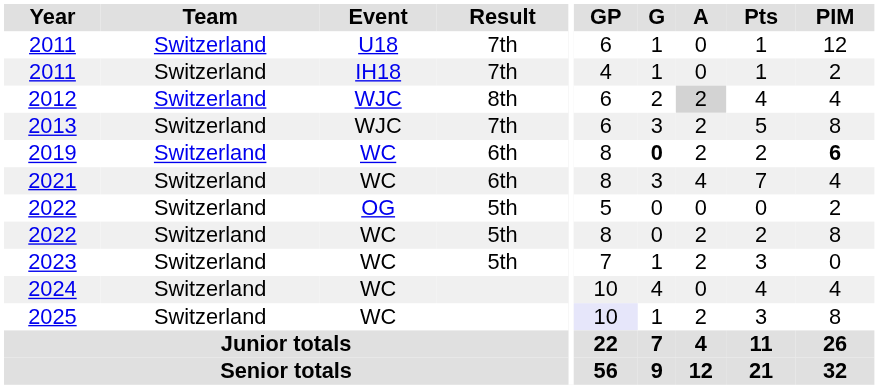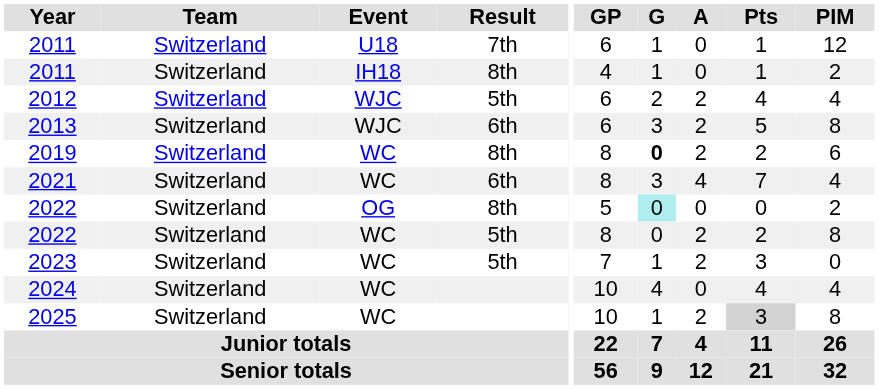(503, 71) 7th -> (503, 71) 8th
(503, 99) 8th -> (503, 99) 5th
(701, 99) lightgrey background -> (701, 99) no background
(503, 126) 7th -> (503, 126) 6th
(503, 153) 6th -> (503, 153) 8th
(835, 153) bold -> (835, 153) normal
(503, 207) 5th -> (503, 207) 8th
(657, 207) no background -> (657, 207) paleturquoise background
(606, 316) lavender background -> (606, 316) no background
(761, 316) no background -> (761, 316) lightgrey background
